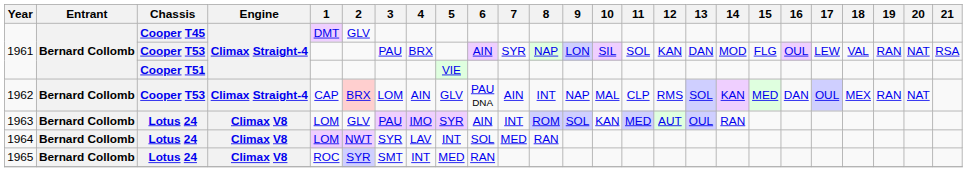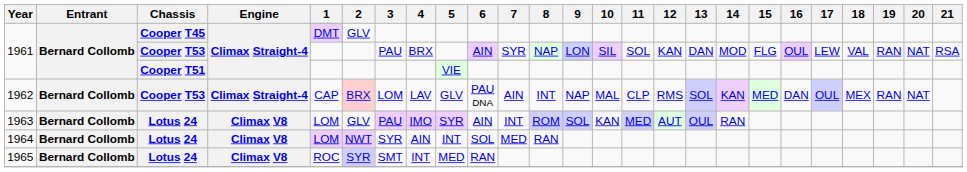(421, 95) AIN -> (421, 95) LAV
(421, 139) LAV -> (421, 139) AIN
